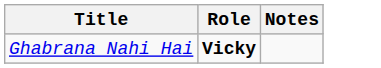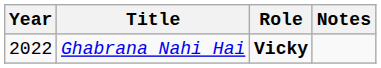+ column: (31, 19)
